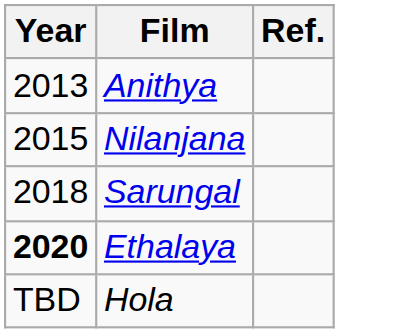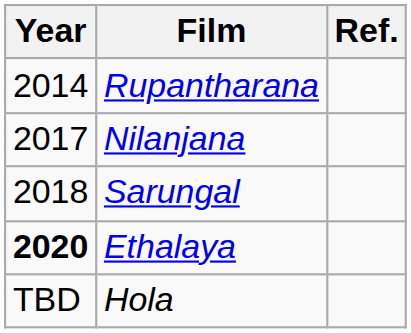- row: (161, 85)
+ row: (211, 85)
(51, 138) 2015 -> (51, 138) 2017
